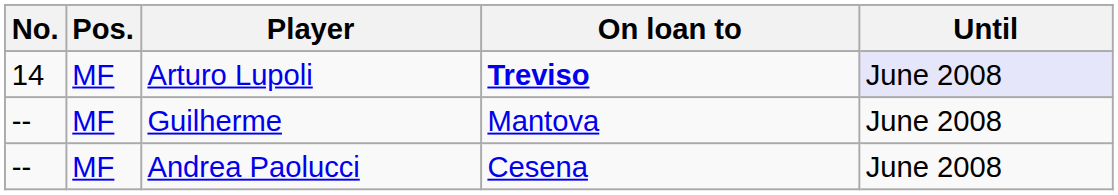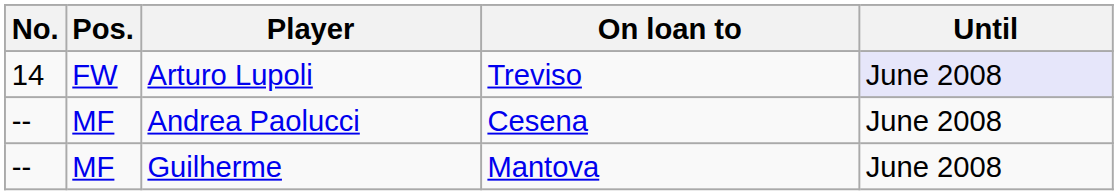(93, 74) MF -> (95, 74) FW
(538, 74) bold -> (535, 74) normal
rows swapped: (215, 121) <-> (254, 167)
